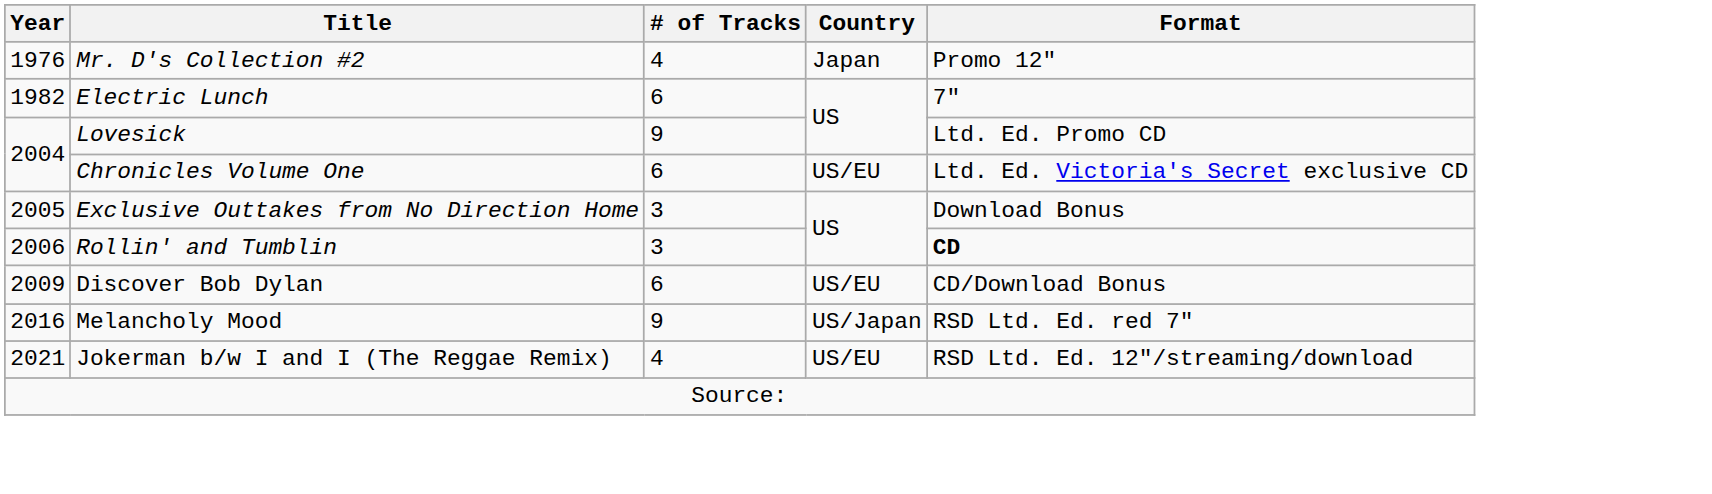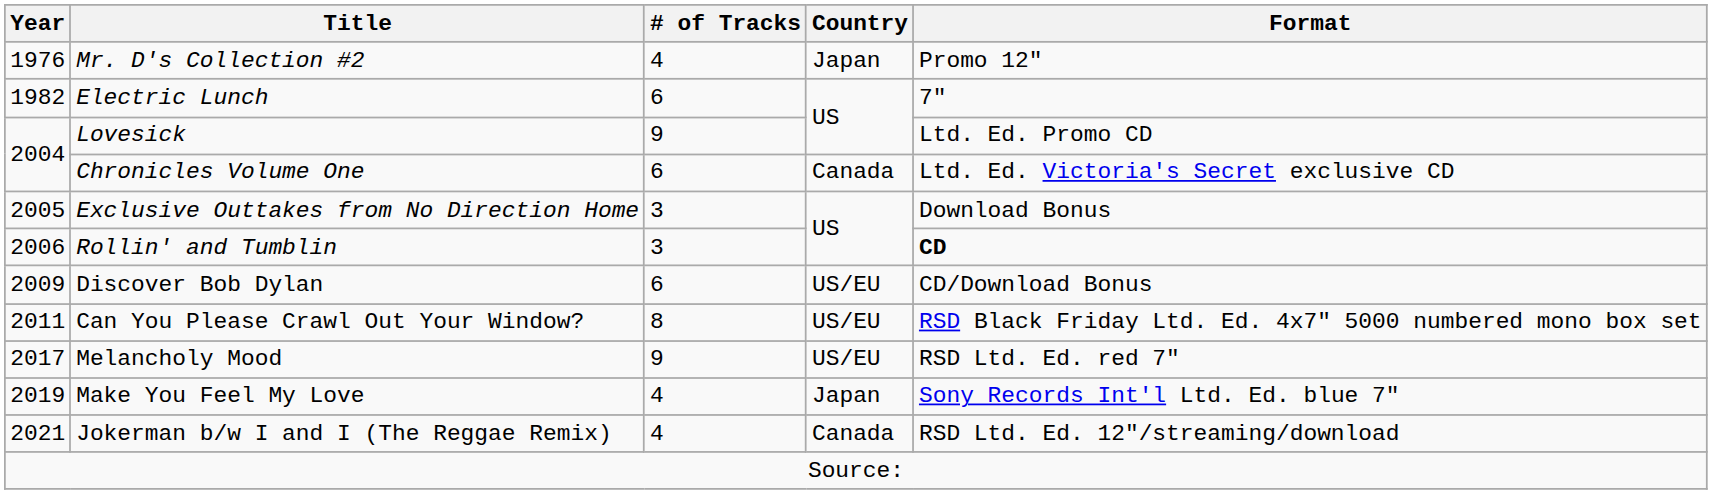(846, 173) US/EU -> (853, 173) Canada
+ row: (330, 322)
(38, 322) 2016 -> (38, 359) 2017
(867, 322) US/Japan -> (846, 359) US/EU
+ row: (220, 396)
(846, 359) US/EU -> (853, 434) Canada
